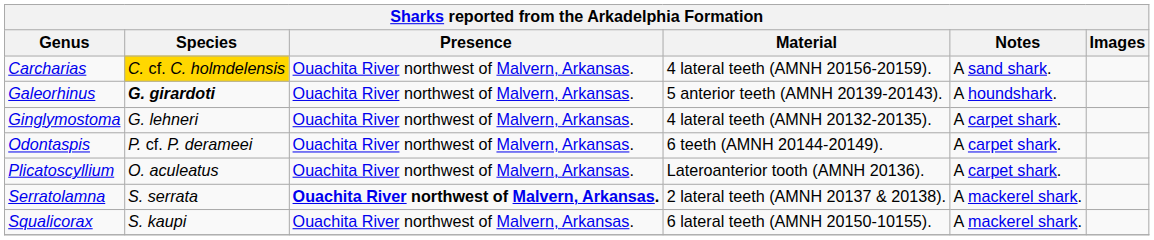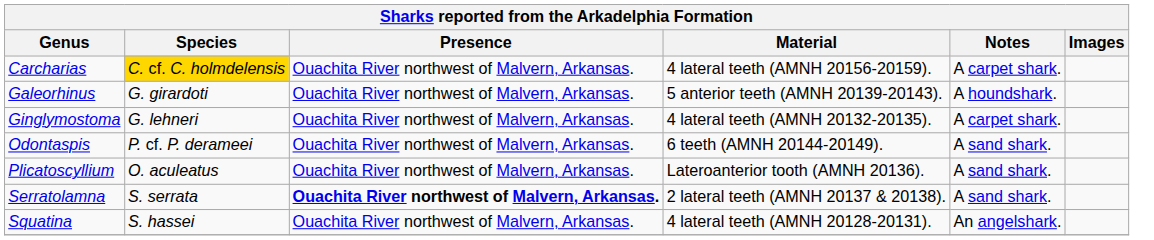(1003, 68) A sand shark. -> (1007, 68) A carpet shark.
(171, 94) bold -> (168, 94) normal
(1007, 145) A carpet shark. -> (1003, 145) A sand shark.
(1007, 171) A carpet shark. -> (1003, 171) A sand shark.
(1018, 196) A mackerel shark. -> (1003, 196) A sand shark.
- row: (50, 222)
+ row: (40, 222)
